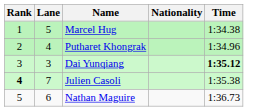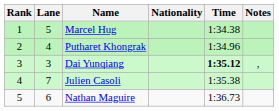+ column: (258, 13)
(19, 81) bold -> (19, 81) normal
